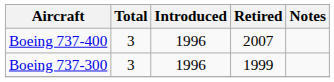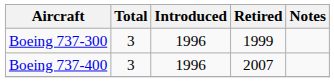rows swapped: (58, 64) <-> (58, 40)
